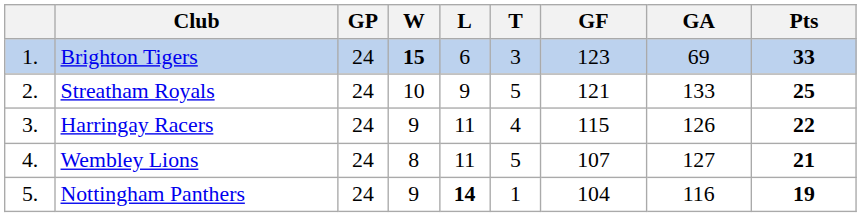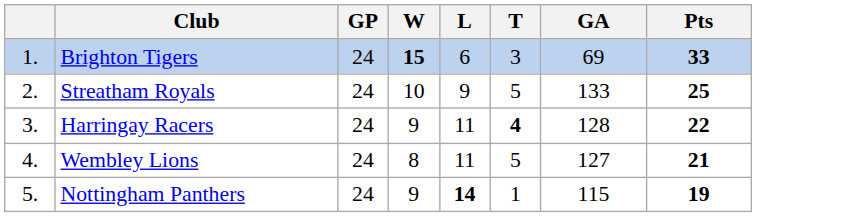- column: (593, 21)
(515, 125) normal -> (515, 125) bold
(699, 125) 126 -> (593, 125) 128
(699, 194) 116 -> (593, 194) 115
